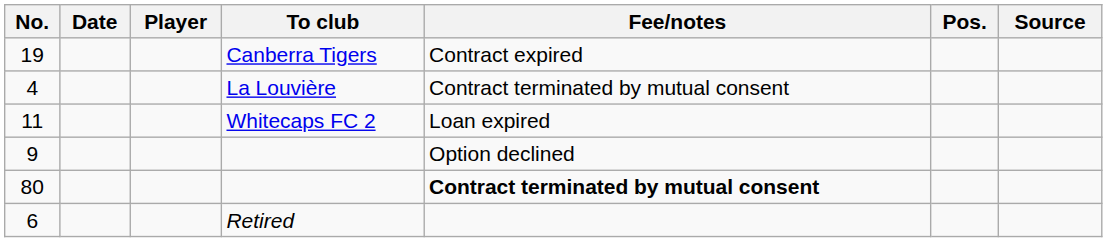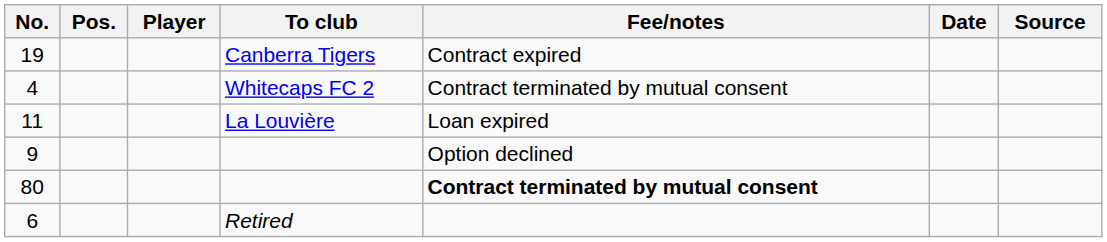columns swapped: (965, 21) <-> (95, 21)
(281, 88) La Louvière -> (300, 88) Whitecaps FC 2
(301, 121) Whitecaps FC 2 -> (280, 121) La Louvière
